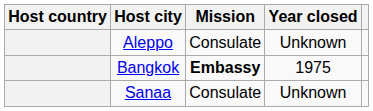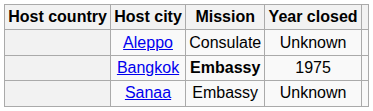(225, 93) Consulate -> (225, 93) Embassy
